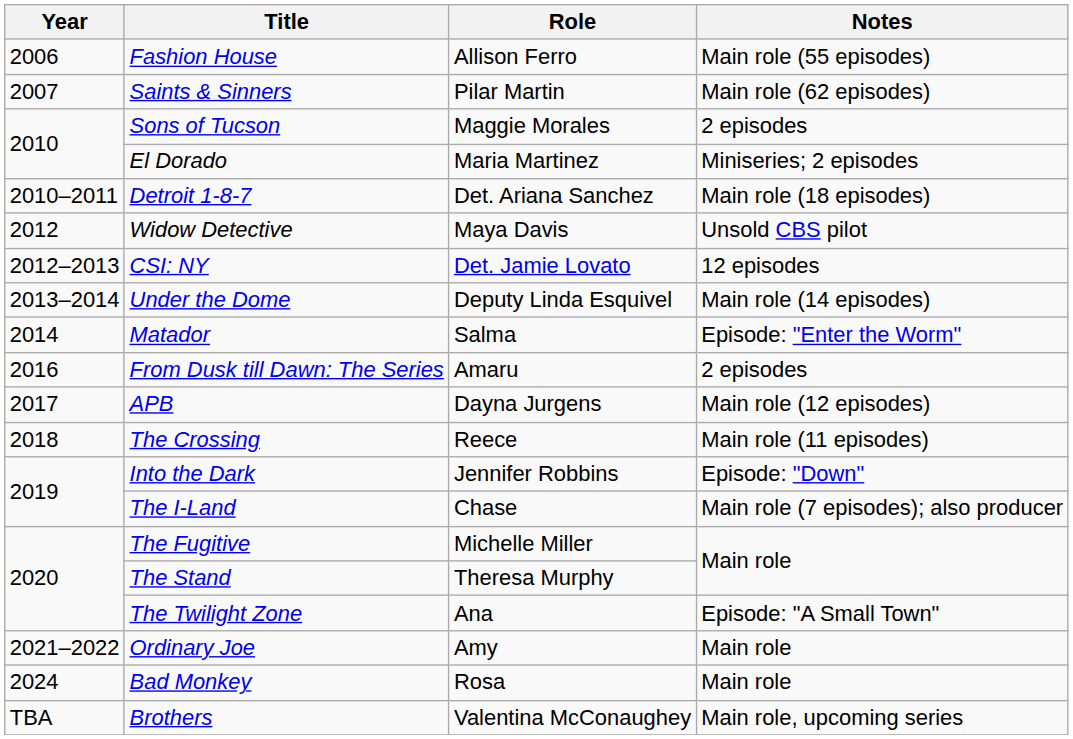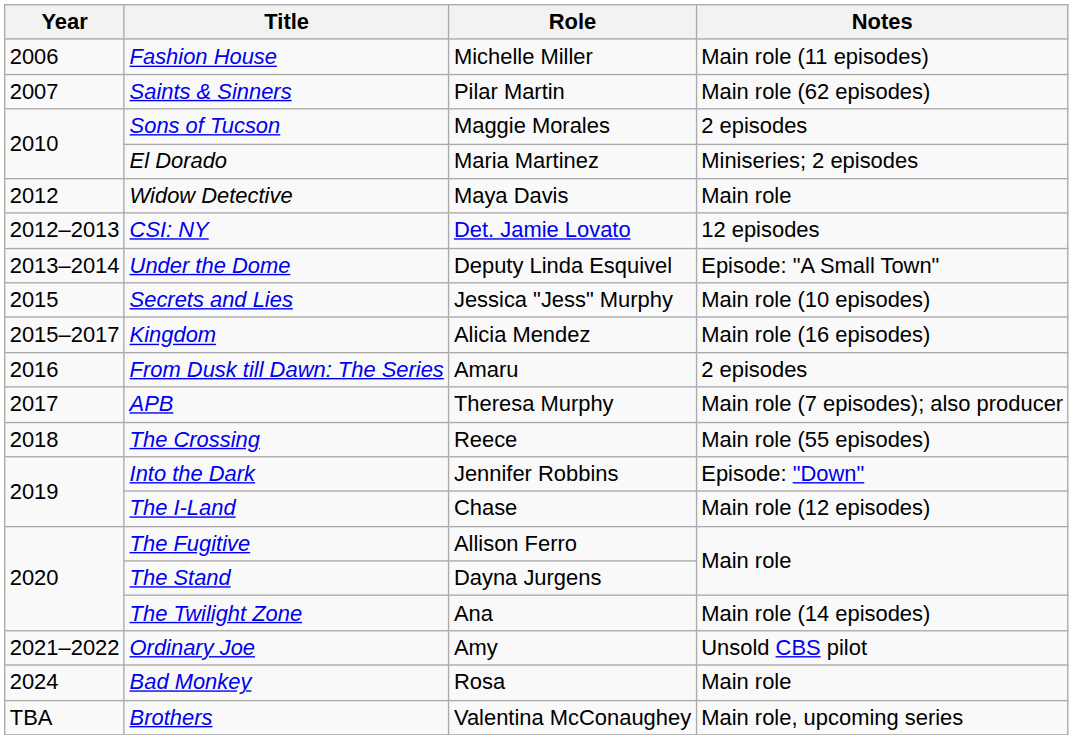(515, 56) Allison Ferro -> (523, 56) Michelle Miller
(816, 56) Main role (55 episodes) -> (815, 56) Main role (11 episodes)
- row: (190, 195)
(784, 230) Unsold CBS pilot -> (746, 195) Main role
(816, 299) Main role (14 episodes) -> (820, 265) Episode: "A Small Town"
- row: (170, 334)
+ row: (211, 299)
+ row: (173, 334)
(528, 404) Dayna Jurgens -> (534, 404) Theresa Murphy
(816, 404) Main role (12 episodes) -> (882, 404) Main role (7 episodes); also producer
(815, 439) Main role (11 episodes) -> (816, 439) Main role (55 episodes)
(882, 508) Main role (7 episodes); also producer -> (816, 508) Main role (12 episodes)
(523, 543) Michelle Miller -> (515, 543) Allison Ferro
(534, 578) Theresa Murphy -> (528, 578) Dayna Jurgens
(820, 612) Episode: "A Small Town" -> (816, 612) Main role (14 episodes)
(746, 647) Main role -> (784, 647) Unsold CBS pilot
